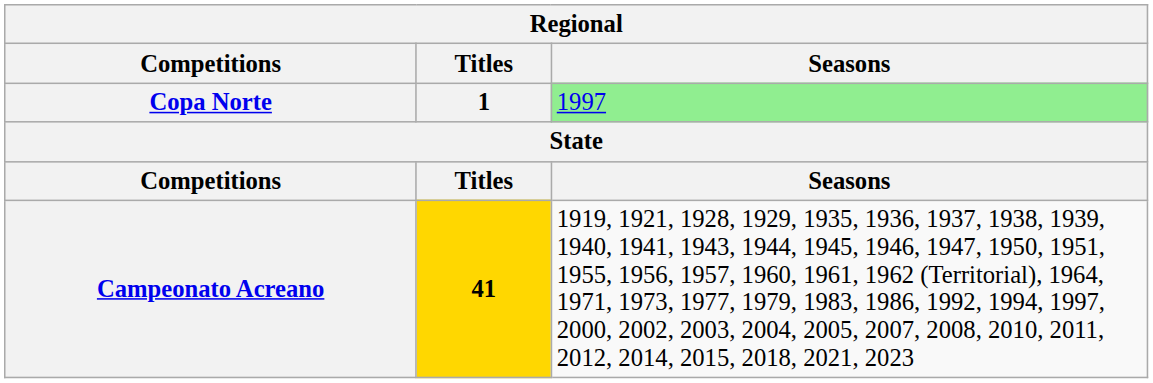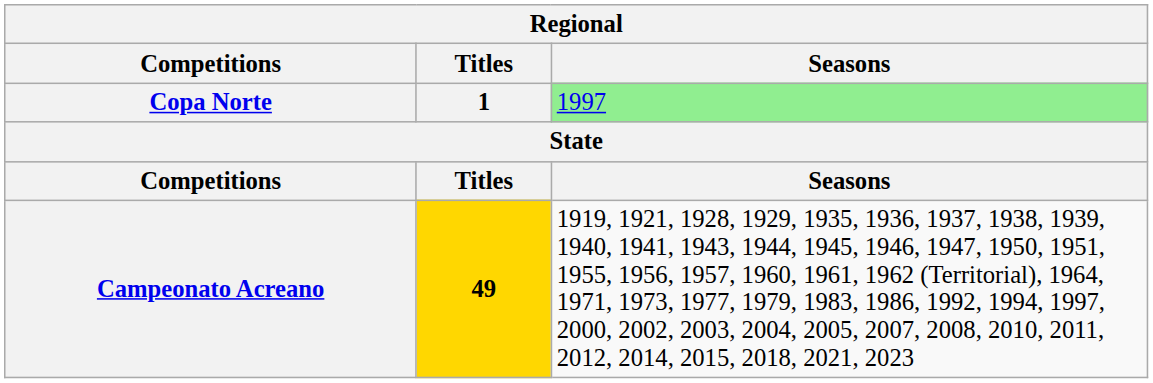(484, 288) 41 -> (484, 288) 49
